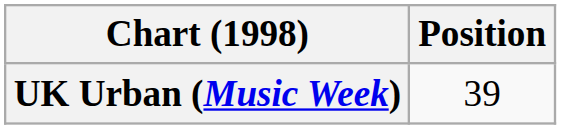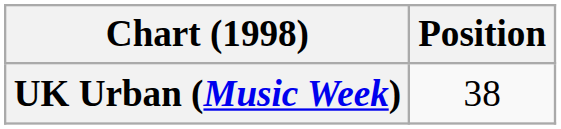(482, 92) 39 -> (482, 92) 38
